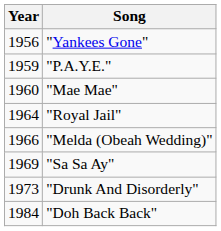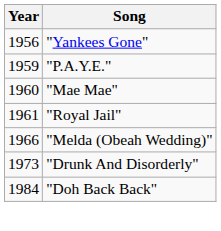(24, 115) 1964 -> (24, 115) 1961
- row: (80, 164)
